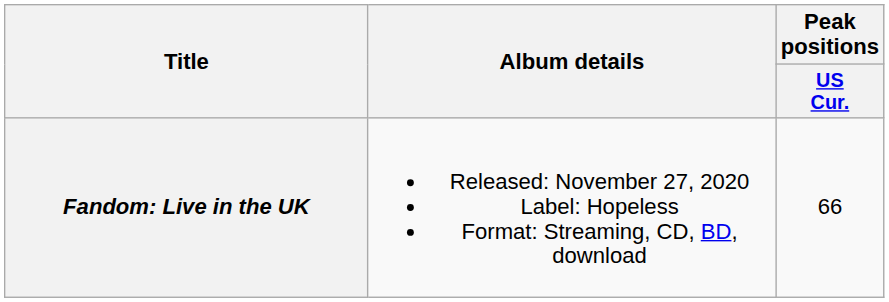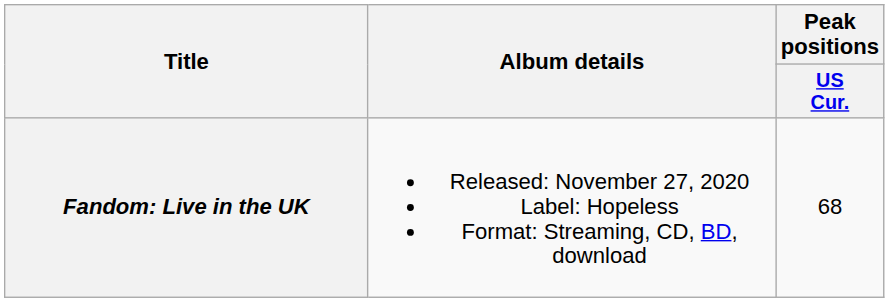(830, 207) 66 -> (830, 207) 68
